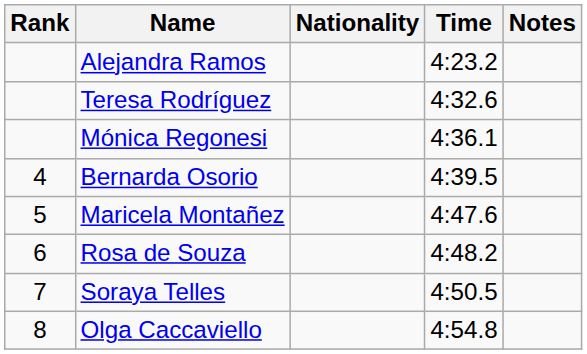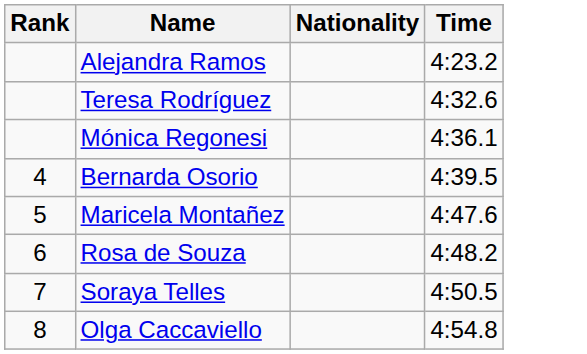- column: (542, 23)
